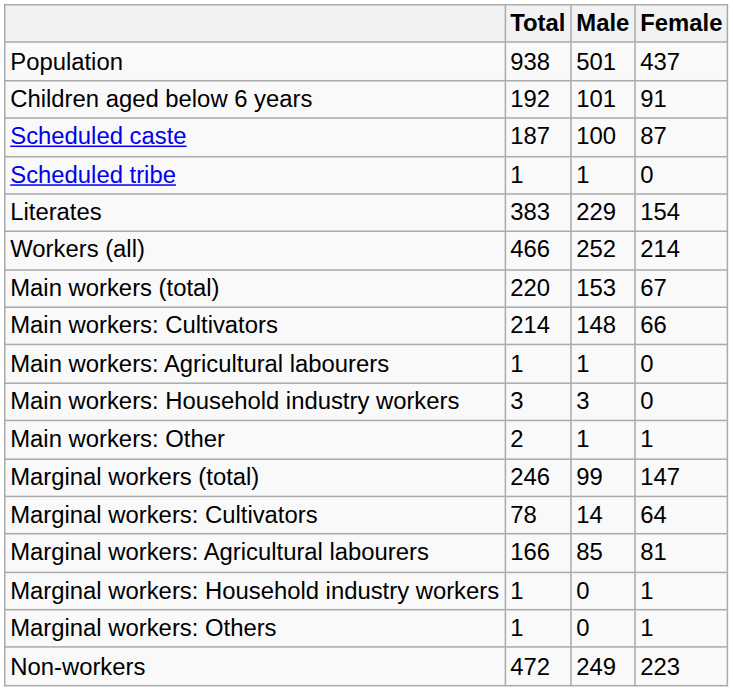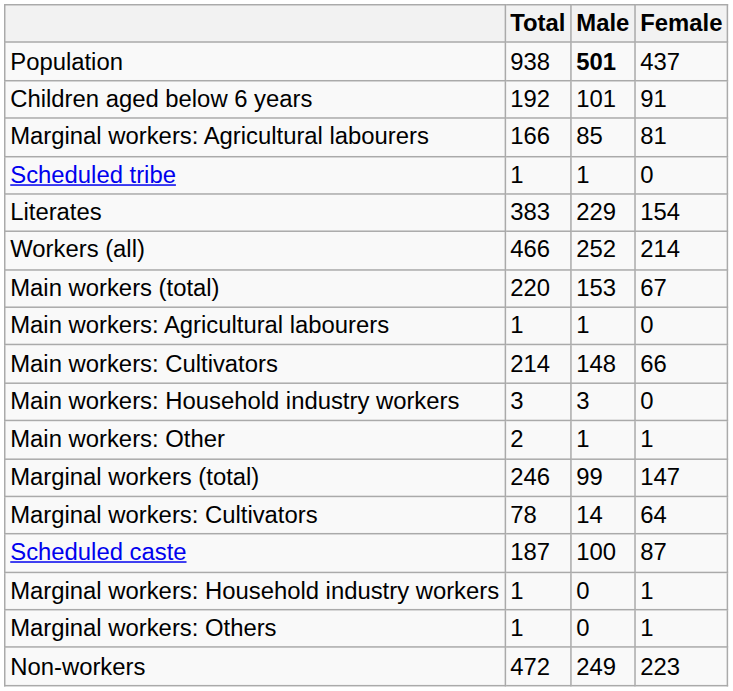(596, 61) normal -> (596, 61) bold
rows swapped: (98, 136) <-> (220, 552)
rows swapped: (144, 325) <-> (200, 363)
